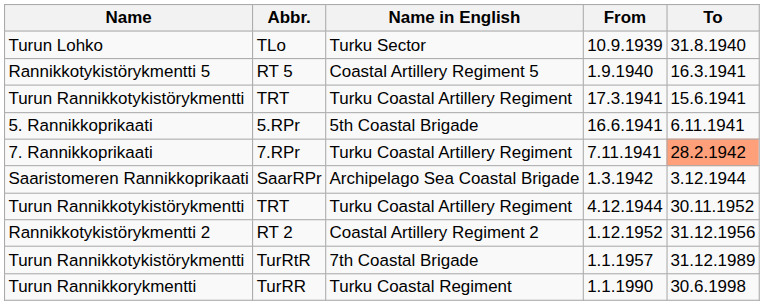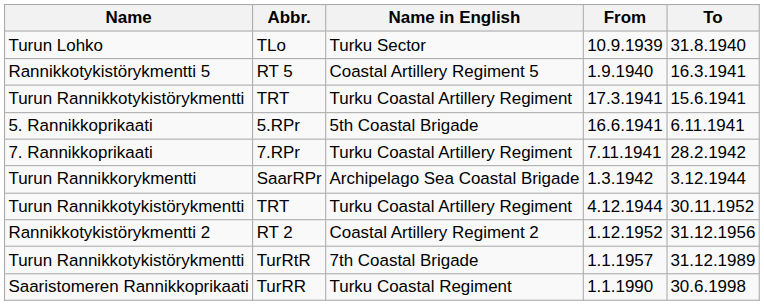(708, 152) lightsalmon background -> (708, 152) no background
(129, 179) Saaristomeren Rannikkoprikaati -> (102, 179) Turun Rannikkorykmentti
(102, 286) Turun Rannikkorykmentti -> (129, 286) Saaristomeren Rannikkoprikaati
